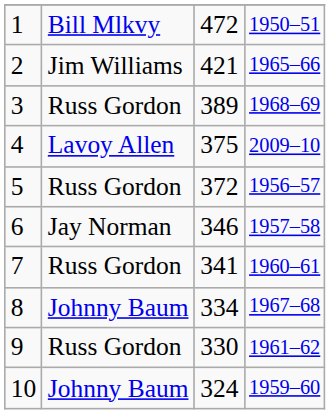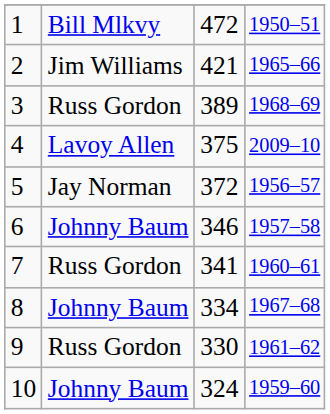(115, 186) Russ Gordon -> (110, 186) Jay Norman
(110, 226) Jay Norman -> (118, 226) Johnny Baum
